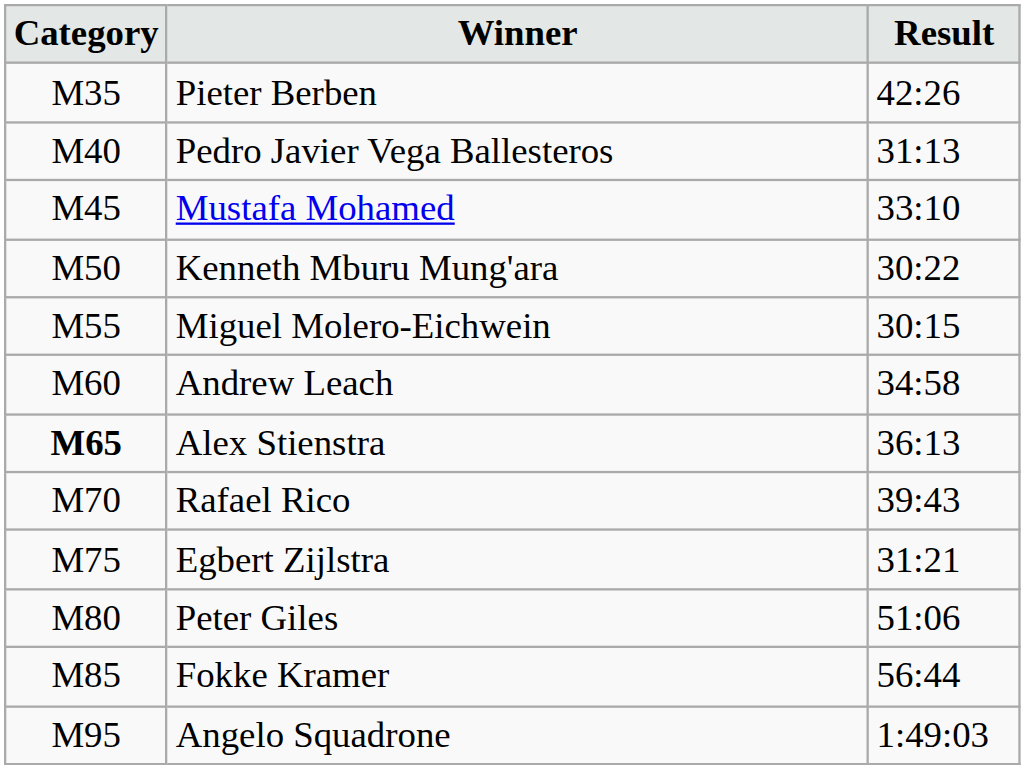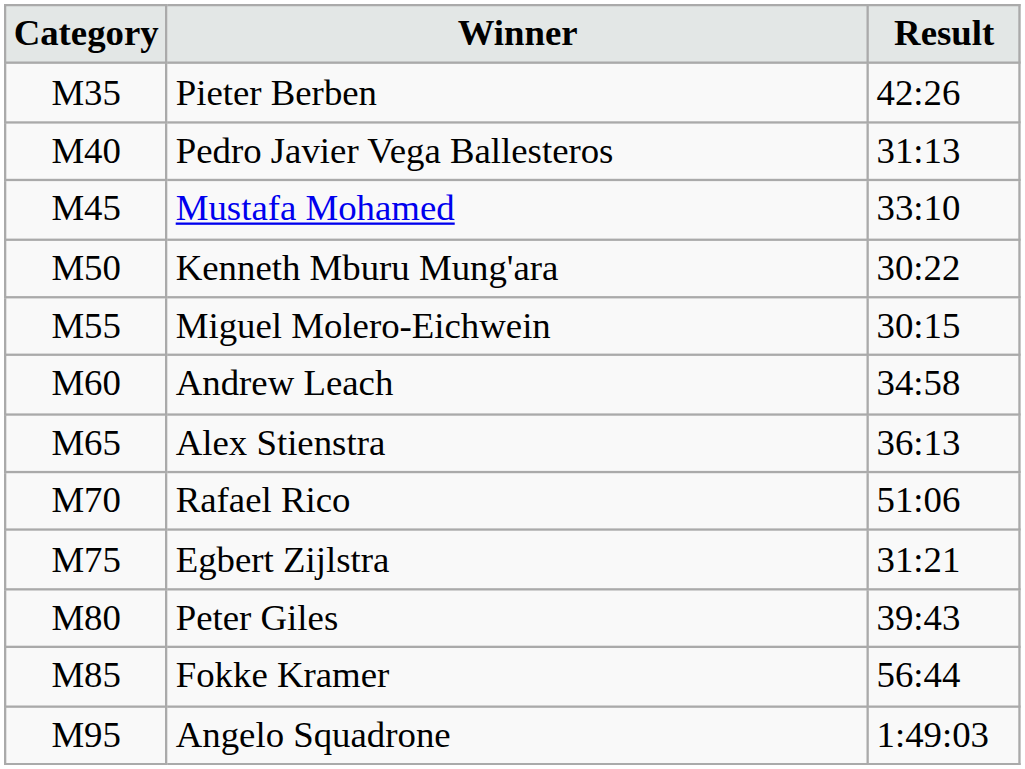(86, 442) bold -> (86, 442) normal
(918, 500) 39:43 -> (918, 500) 51:06
(918, 617) 51:06 -> (918, 617) 39:43
